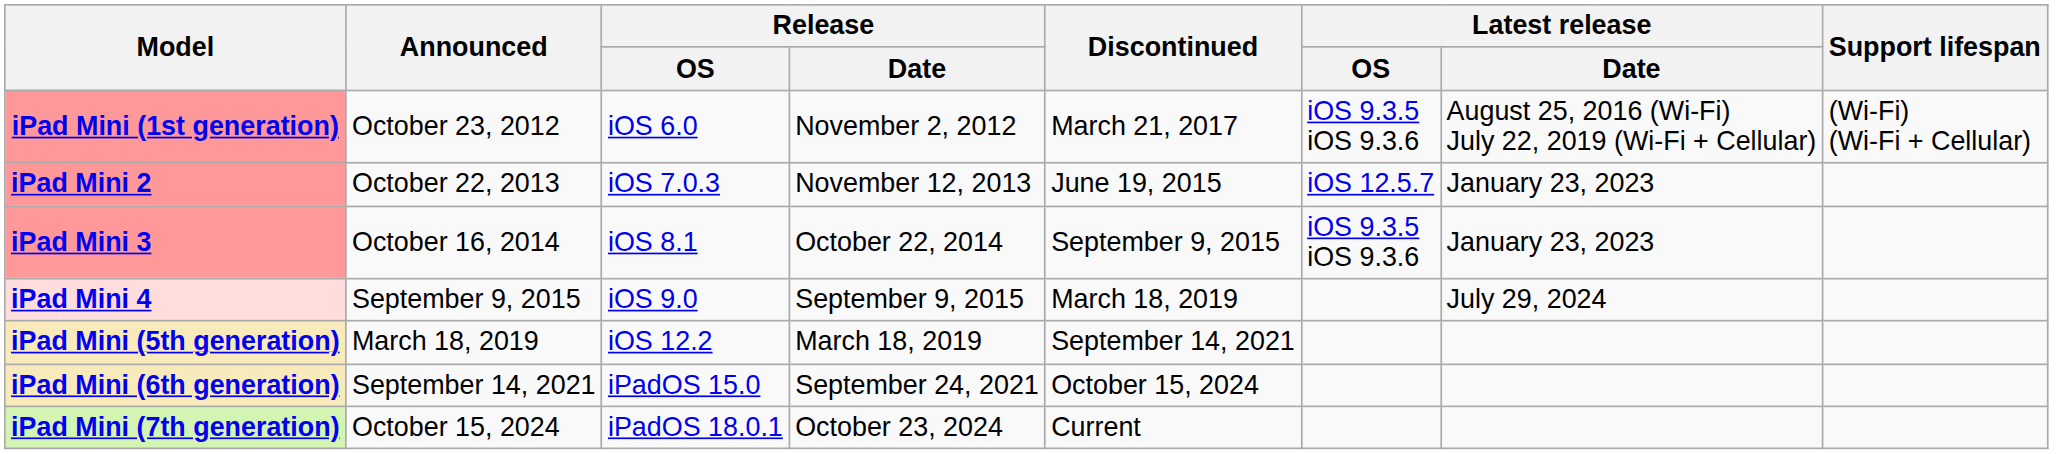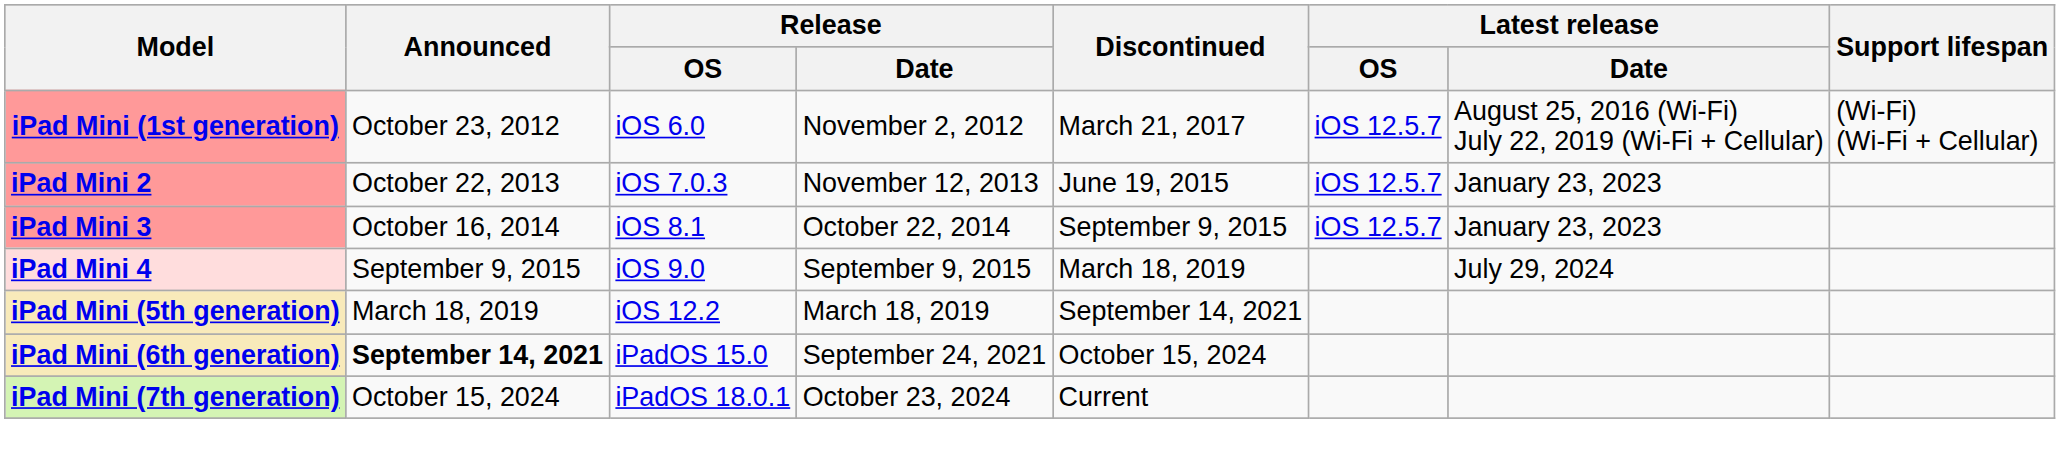(1363, 126) iOS 9.3.5 iOS 9.3.6 -> (1378, 126) iOS 12.5.7
(1363, 241) iOS 9.3.5 iOS 9.3.6 -> (1378, 226) iOS 12.5.7
(474, 384) normal -> (477, 354) bold
